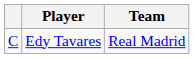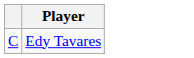- column: (147, 16)
